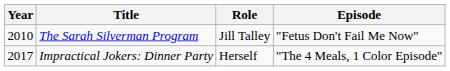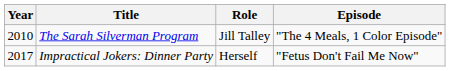(347, 35) "Fetus Don't Fail Me Now" -> (359, 35) "The 4 Meals, 1 Color Episode"
(359, 55) "The 4 Meals, 1 Color Episode" -> (347, 55) "Fetus Don't Fail Me Now"
